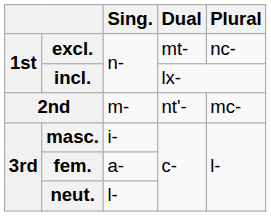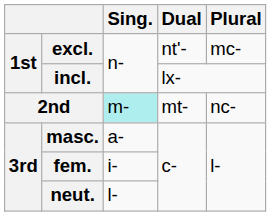(175, 48) mt- -> (174, 48) nt'-
(223, 48) nc- -> (226, 48) mc-
(118, 107) no background -> (118, 107) paleturquoise background
(174, 107) nt'- -> (175, 107) mt-
(226, 107) mc- -> (223, 107) nc-
(113, 136) i- -> (116, 136) a-
(116, 166) a- -> (113, 166) i-
